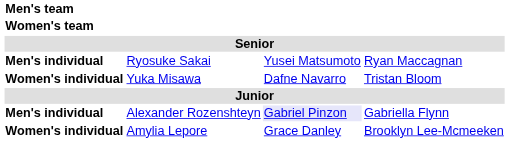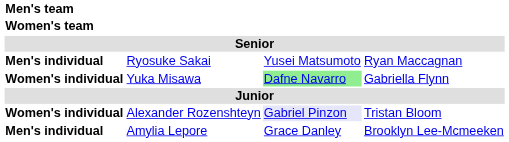(305, 78) no background -> (305, 78) lightgreen background
(403, 78) Tristan Bloom -> (406, 78) Gabriella Flynn
(54, 113) Men's individual -> (64, 113) Women's individual
(406, 113) Gabriella Flynn -> (403, 113) Tristan Bloom
(64, 130) Women's individual -> (54, 130) Men's individual
